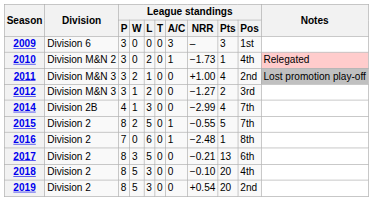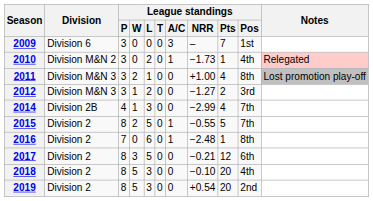(223, 44) 3 -> (223, 44) 7
(249, 76) 2nd -> (247, 76) 8th
(226, 156) 13 -> (226, 156) 12
